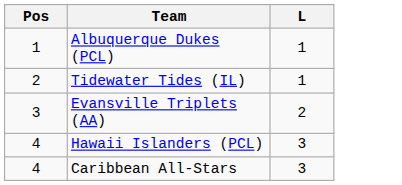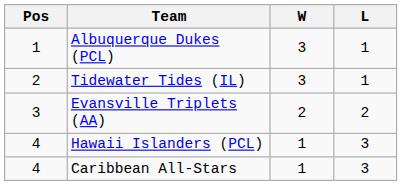+ column: (302, 16)
